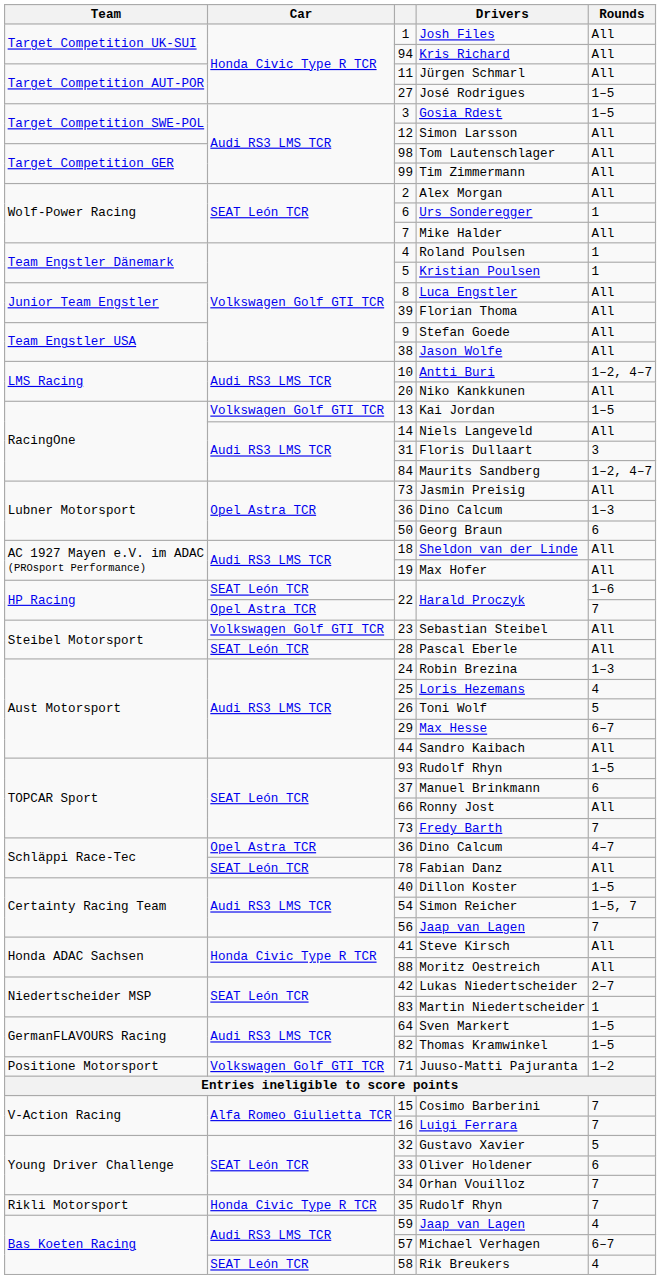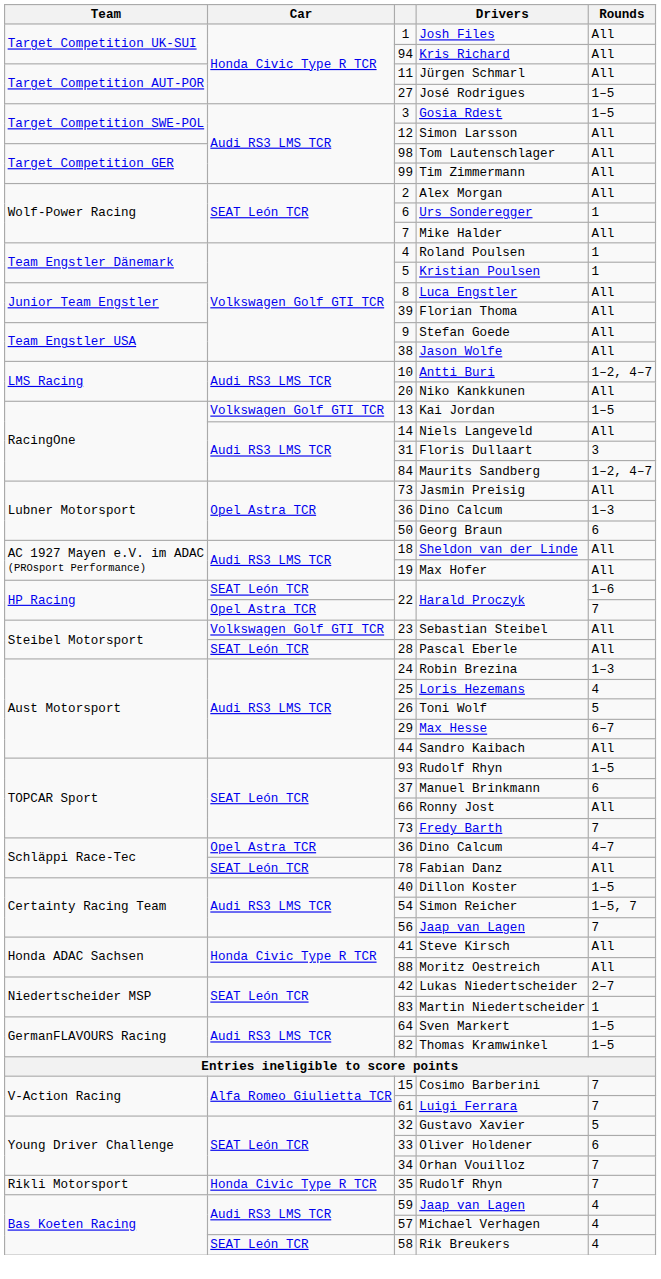- row: (83, 1066)
(405, 1126) 16 -> (405, 1106) 61
(603, 1245) 6–7 -> (595, 1225) 4
